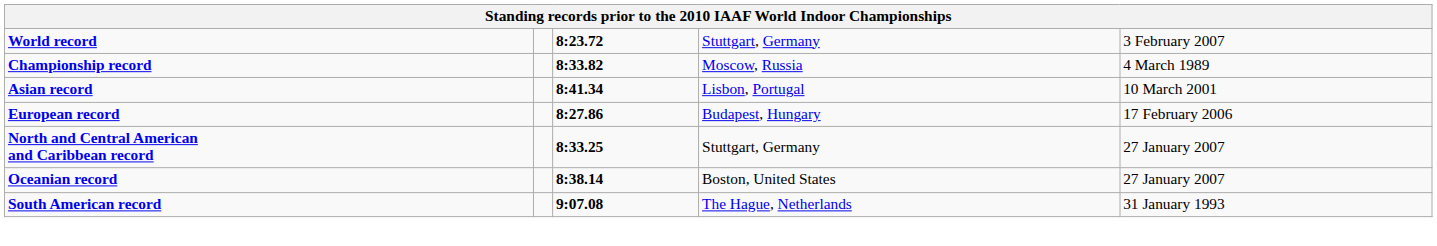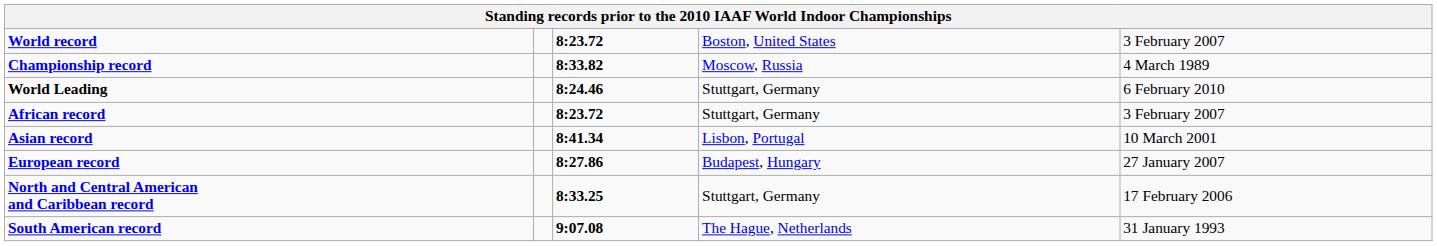(761, 41) Stuttgart, Germany -> (769, 41) Boston, United States
+ row: (58, 89)
+ row: (57, 114)
(1178, 114) 17 February 2006 -> (1174, 162) 27 January 2007
(1174, 147) 27 January 2007 -> (1178, 195) 17 February 2006
- row: (63, 180)
